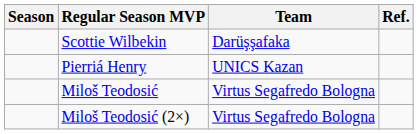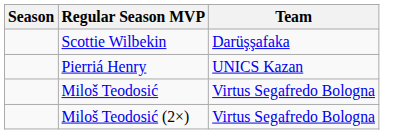- column: (396, 16)
